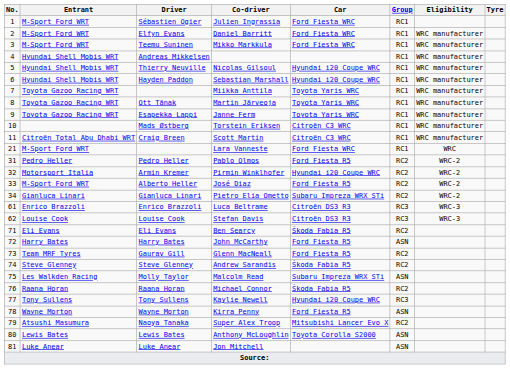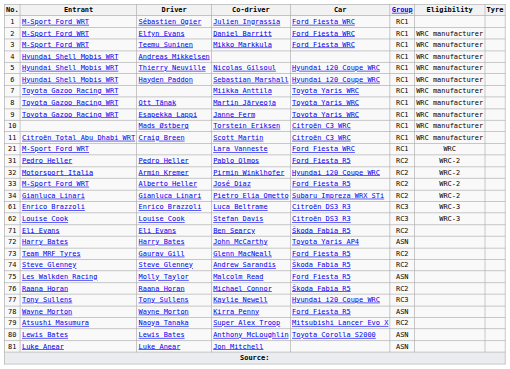(321, 242) Ford Fiesta R5 -> (326, 242) Toyota Yaris AP4
(338, 277) Subaru Impreza WRX STi -> (321, 277) Ford Fiesta R5
